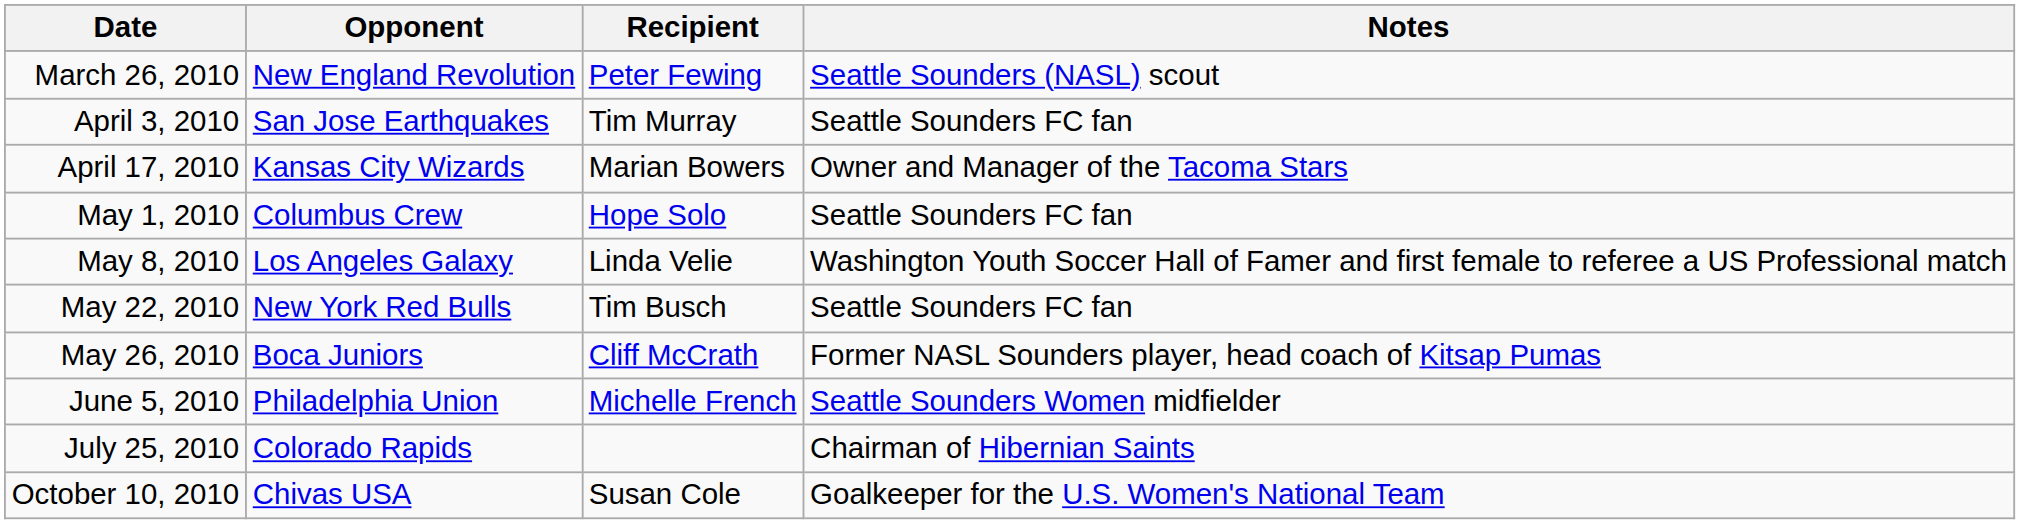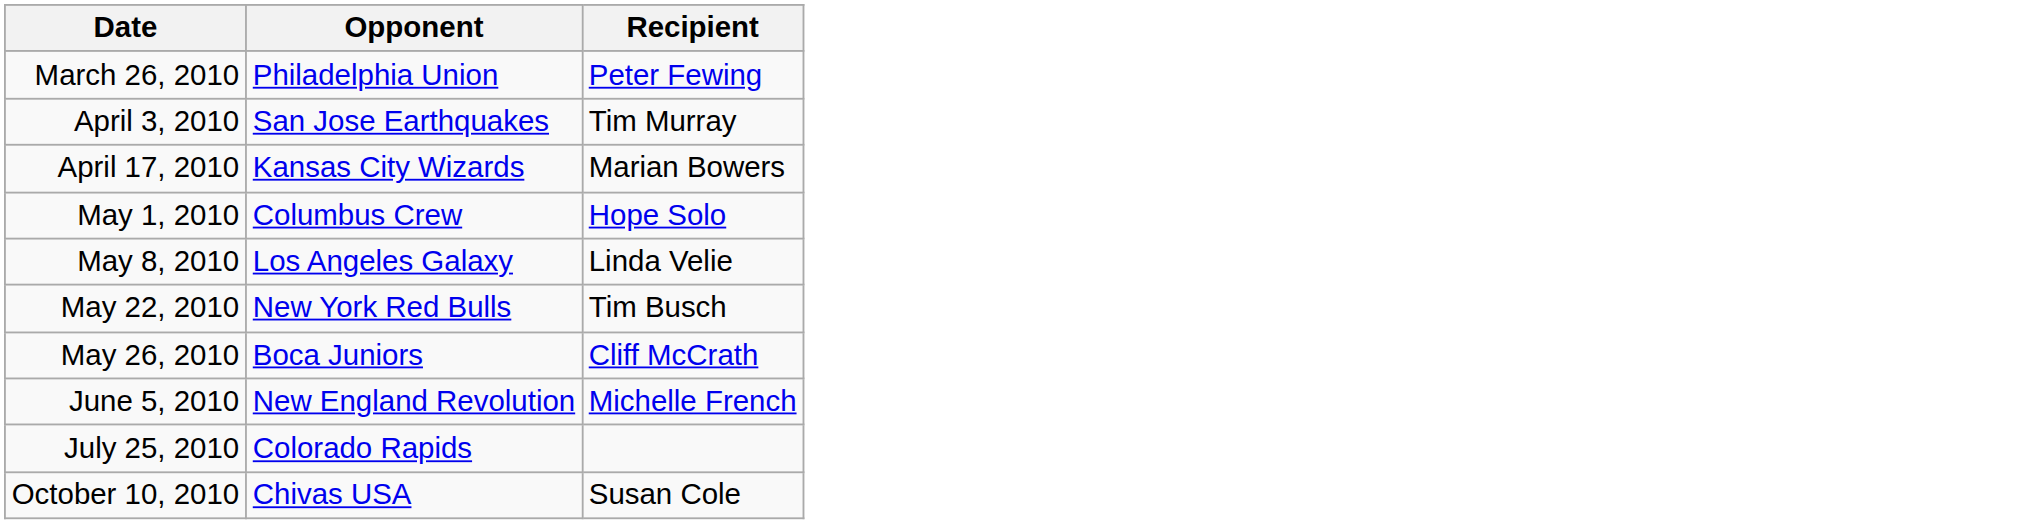- column: (1408, 27)
(414, 74) New England Revolution -> (376, 74) Philadelphia Union
(376, 401) Philadelphia Union -> (414, 401) New England Revolution
